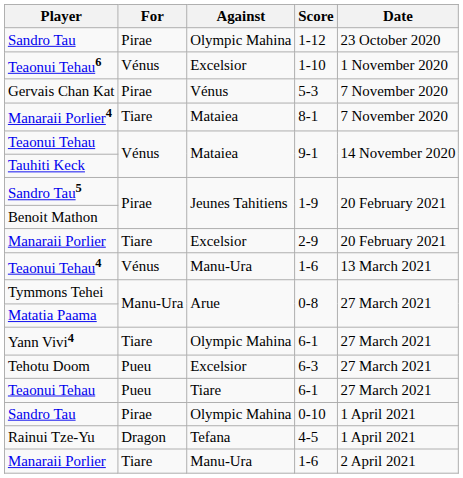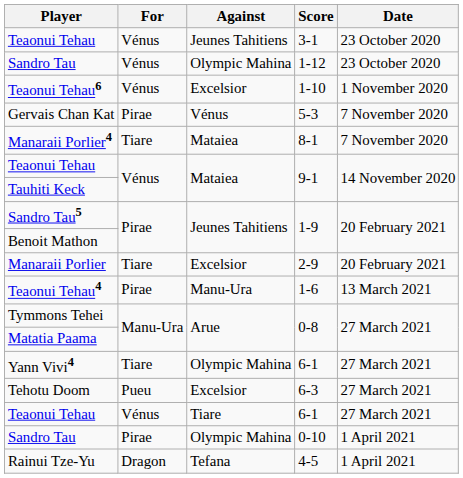+ row: (52, 39)
(137, 39) Pirae -> (140, 63) Vénus
(140, 266) Vénus -> (137, 289) Pirae
(136, 390) Pueu -> (140, 414) Vénus
- row: (57, 461)
